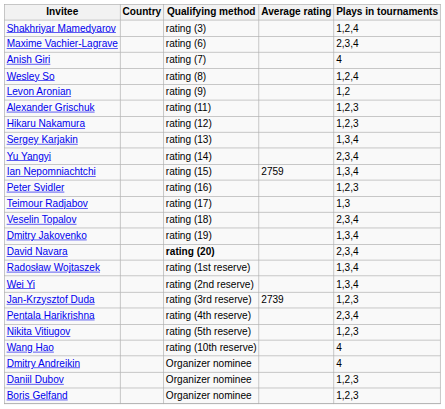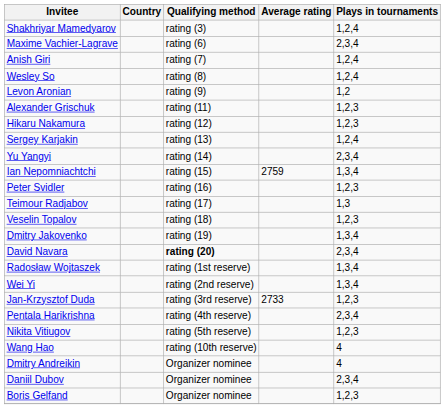(339, 60) 4 -> (347, 60) 1,2,4
(347, 140) 1,3,4 -> (347, 140) 1,2,4
(347, 220) 2,3,4 -> (347, 220) 1,2,3
(272, 300) 2739 -> (272, 300) 2733
(347, 380) 1,2,3 -> (347, 380) 2,3,4
